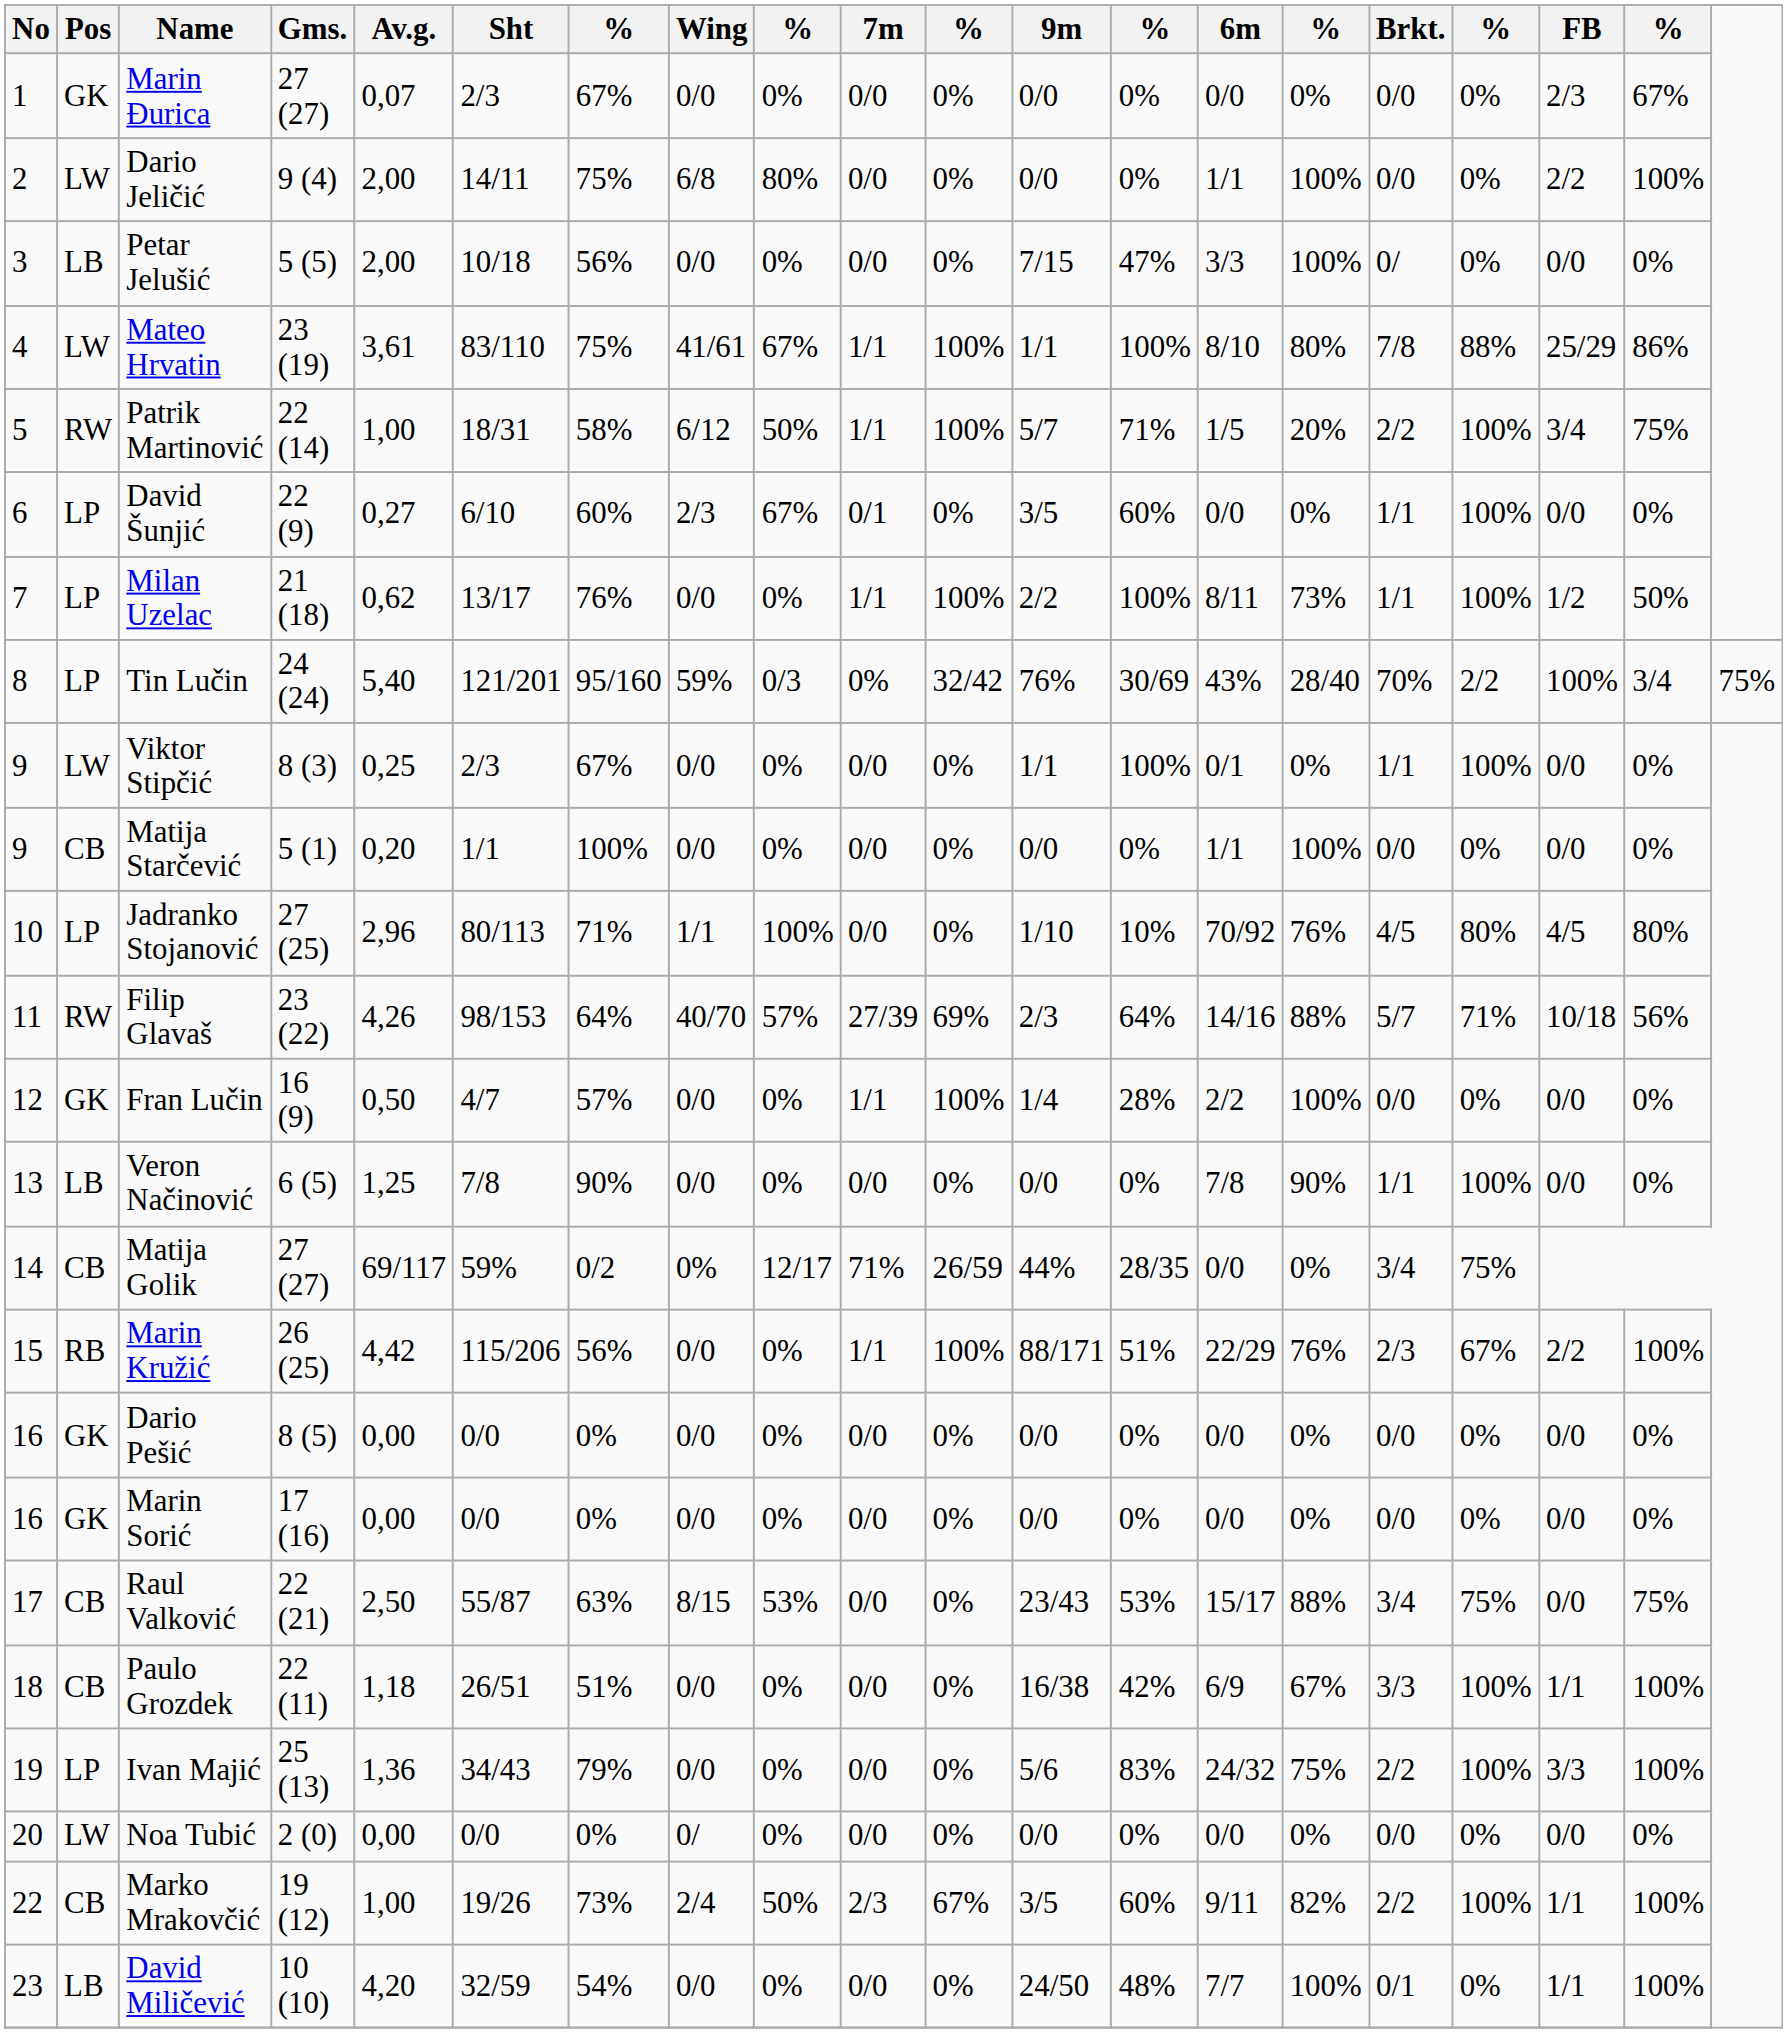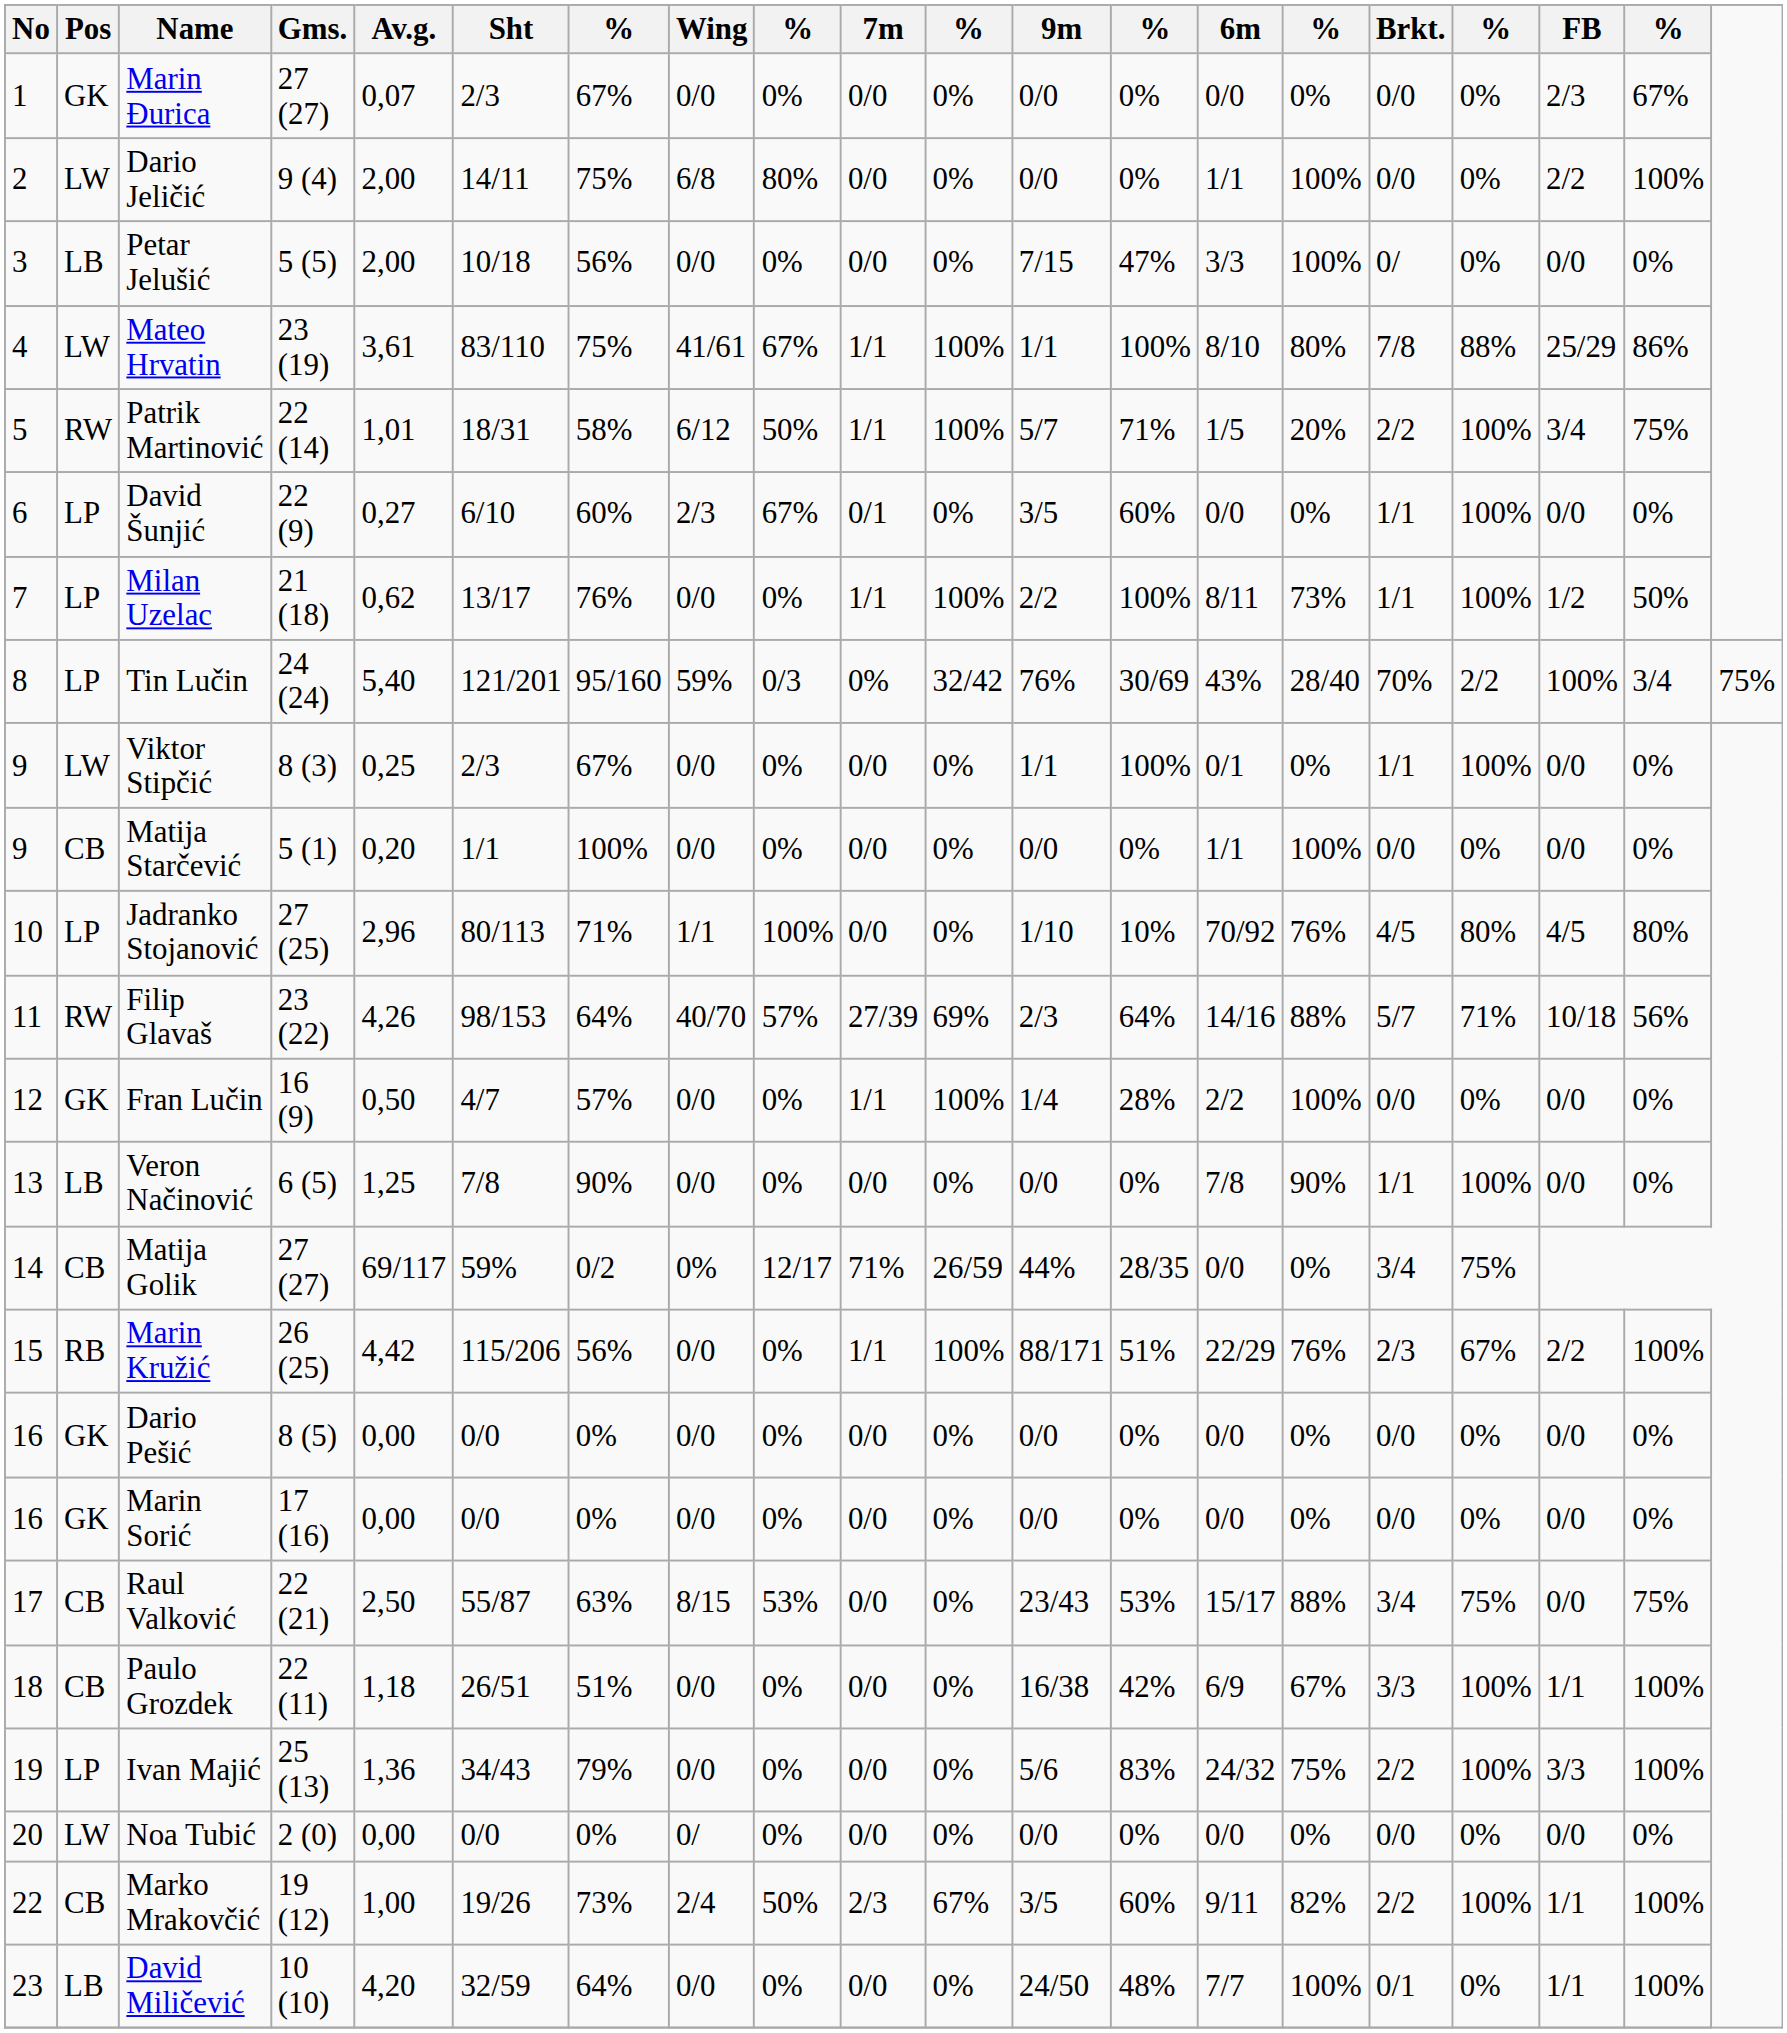(389, 430) 1,00 -> (389, 430) 1,01
(604, 1986) 54% -> (604, 1986) 64%
